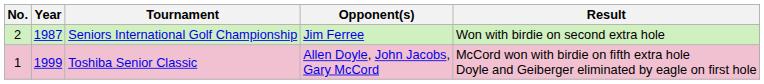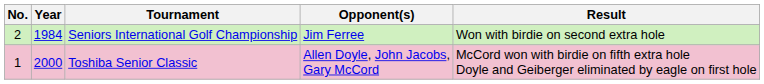(48, 35) 1987 -> (48, 35) 1984
(48, 62) 1999 -> (48, 62) 2000
